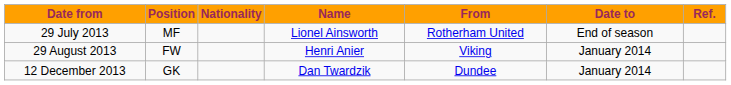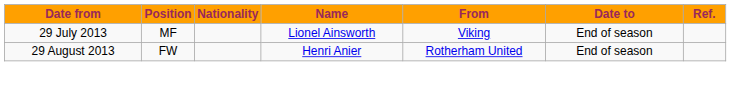(475, 33) Rotherham United -> (474, 33) Viking
(475, 52) Viking -> (474, 52) Rotherham United
(615, 52) January 2014 -> (614, 52) End of season
- row: (75, 71)
